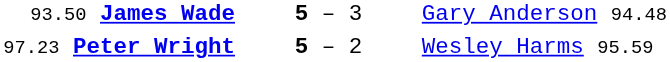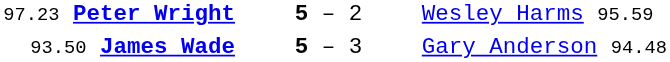rows swapped: (119, 47) <-> (133, 14)
